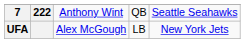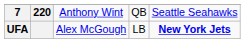(42, 13) 222 -> (42, 13) 220
(195, 30) normal -> (195, 30) bold
